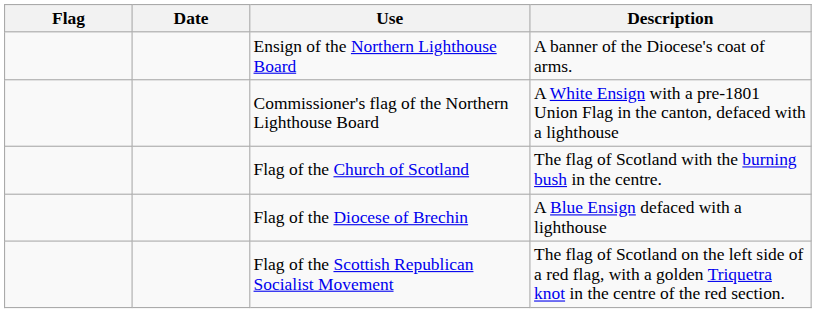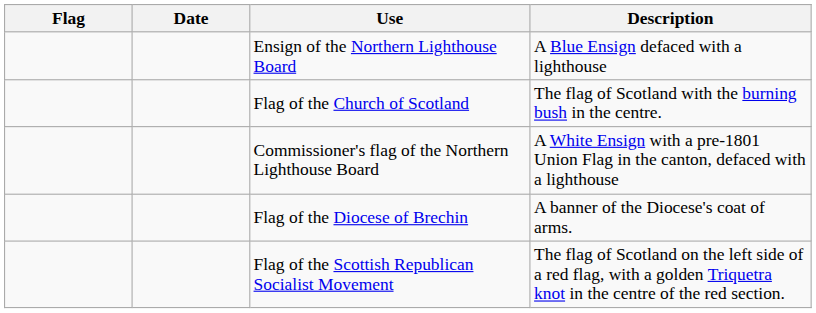(649, 55) A banner of the Diocese's coat of arms. -> (638, 55) A Blue Ensign defaced with a lighthouse
rows swapped: (381, 112) <-> (361, 169)
(638, 217) A Blue Ensign defaced with a lighthouse -> (649, 217) A banner of the Diocese's coat of arms.
